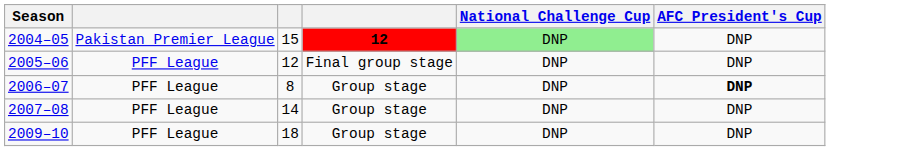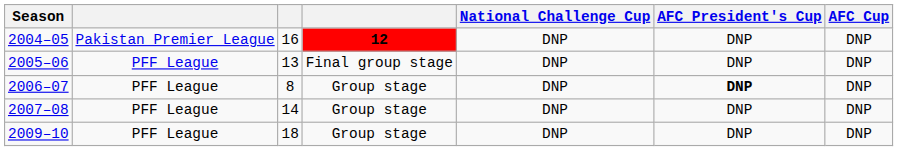+ column: (859, 16)
(290, 40) 15 -> (290, 40) 16
(555, 40) lightgreen background -> (555, 40) no background
(290, 63) 12 -> (290, 63) 13
